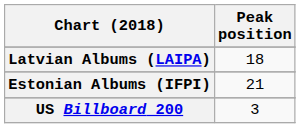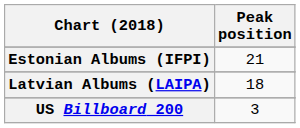rows swapped: (110, 85) <-> (110, 60)
